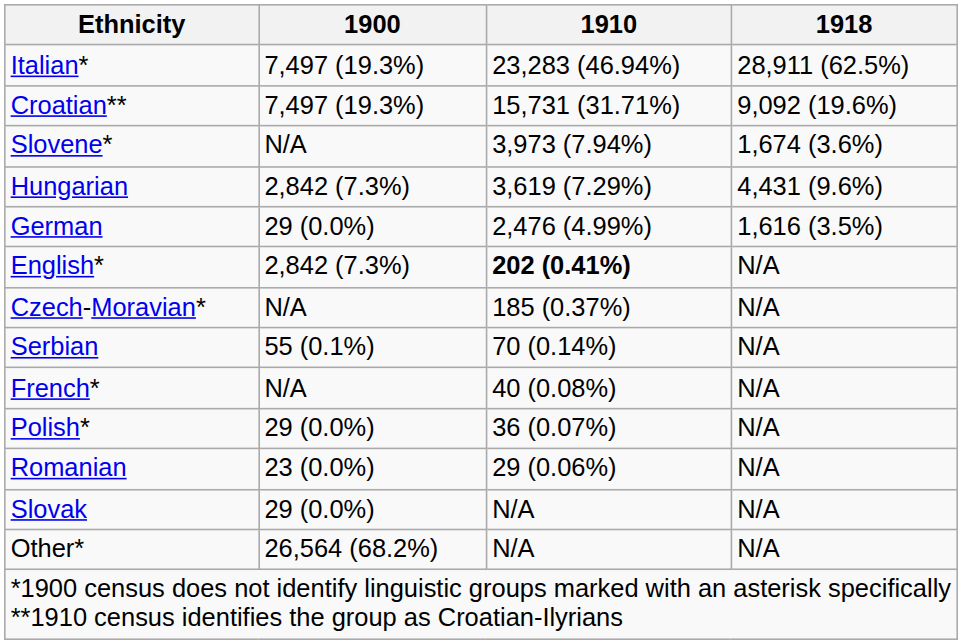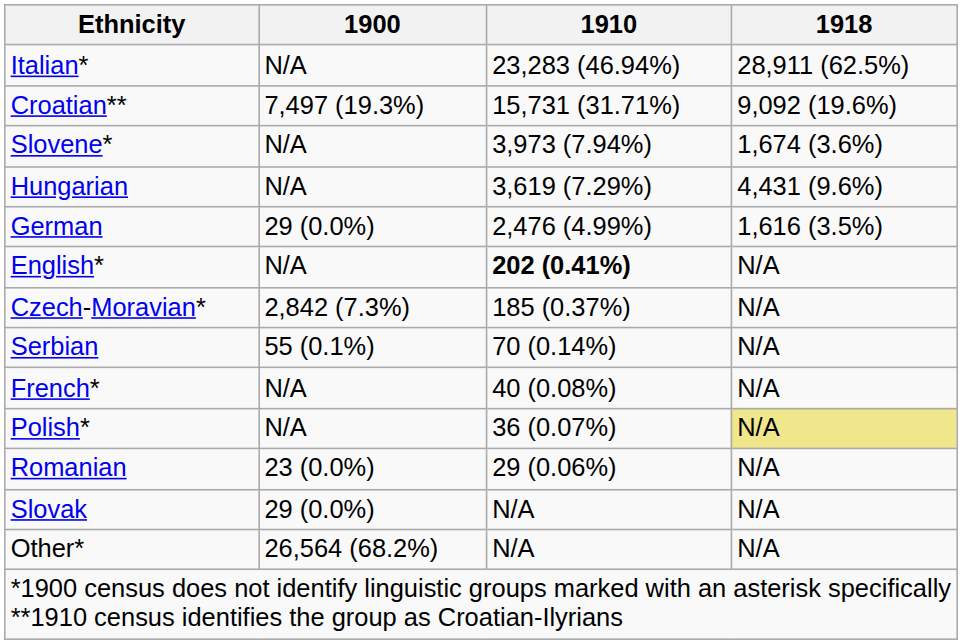(344, 65) 7,497 (19.3%) -> (286, 65) N/A
(337, 186) 2,842 (7.3%) -> (286, 186) N/A
(337, 266) 2,842 (7.3%) -> (286, 266) N/A
(286, 307) N/A -> (337, 307) 2,842 (7.3%)
(320, 428) 29 (0.0%) -> (286, 428) N/A
(758, 428) no background -> (758, 428) khaki background
